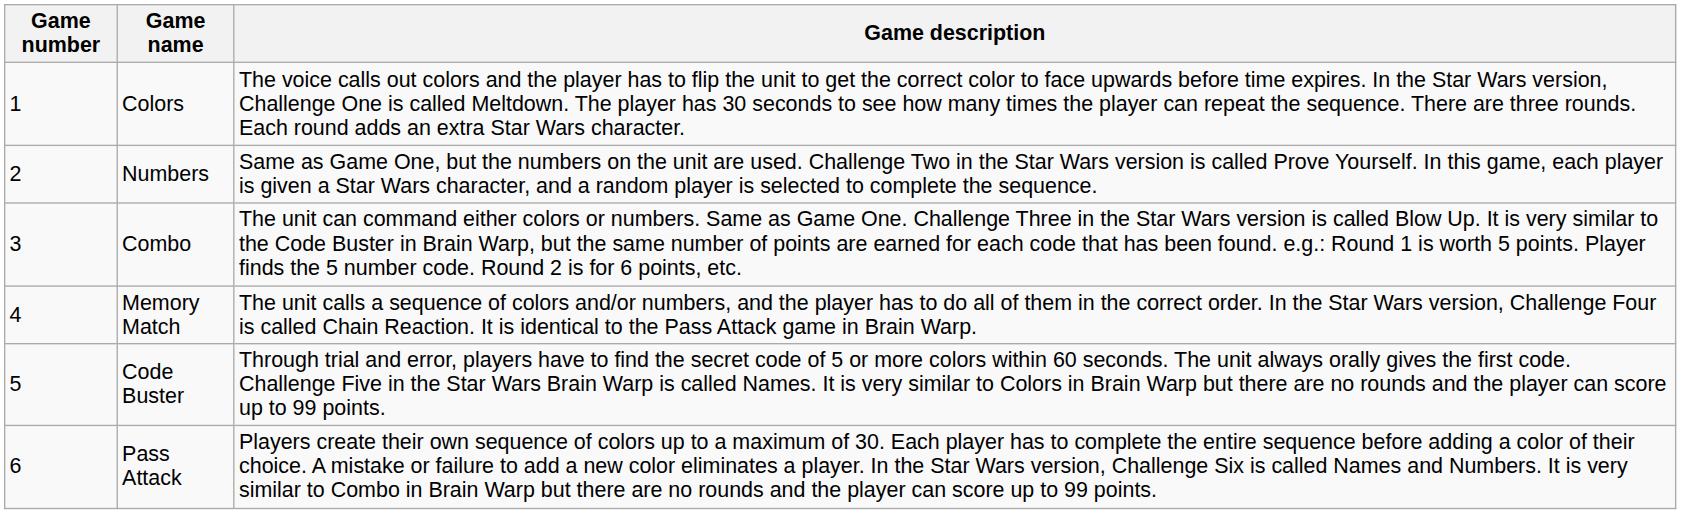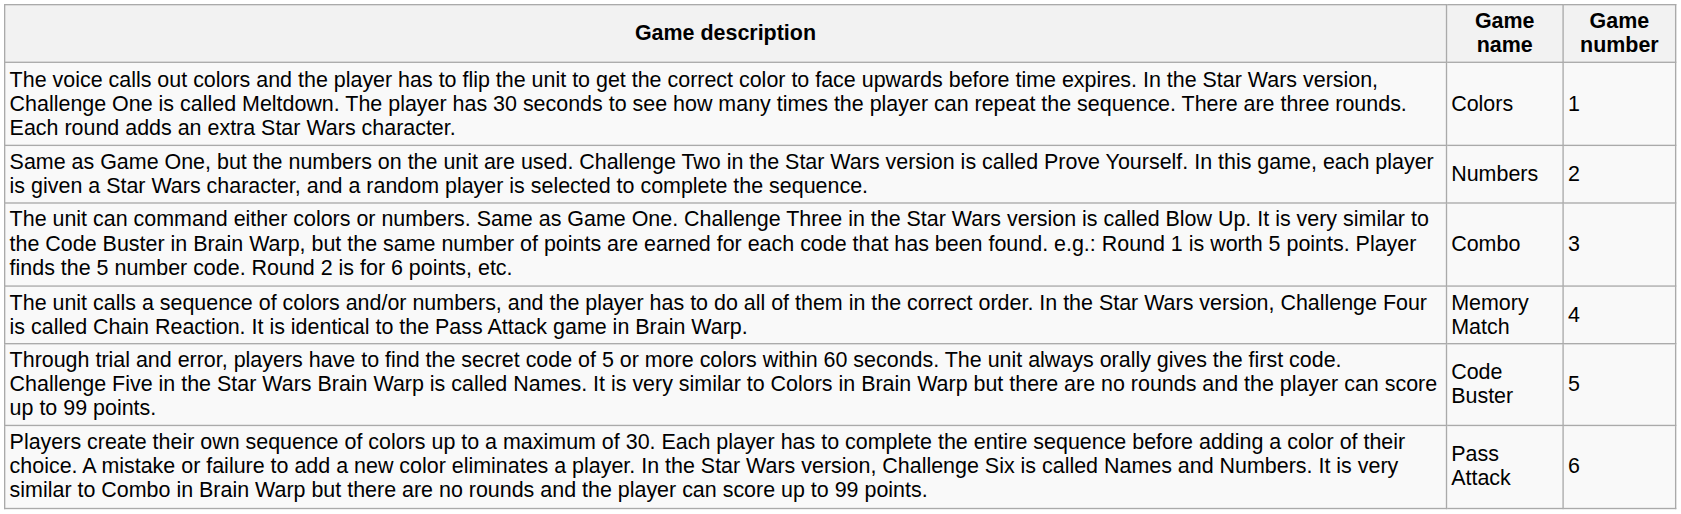columns swapped: (61, 33) <-> (955, 33)
